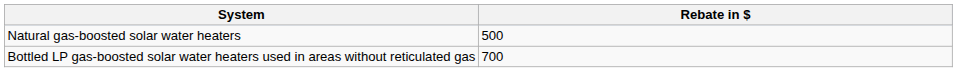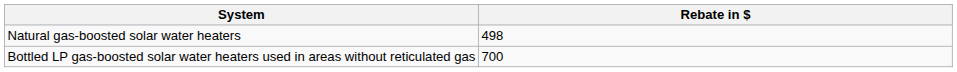(492, 35) 500 -> (492, 35) 498
